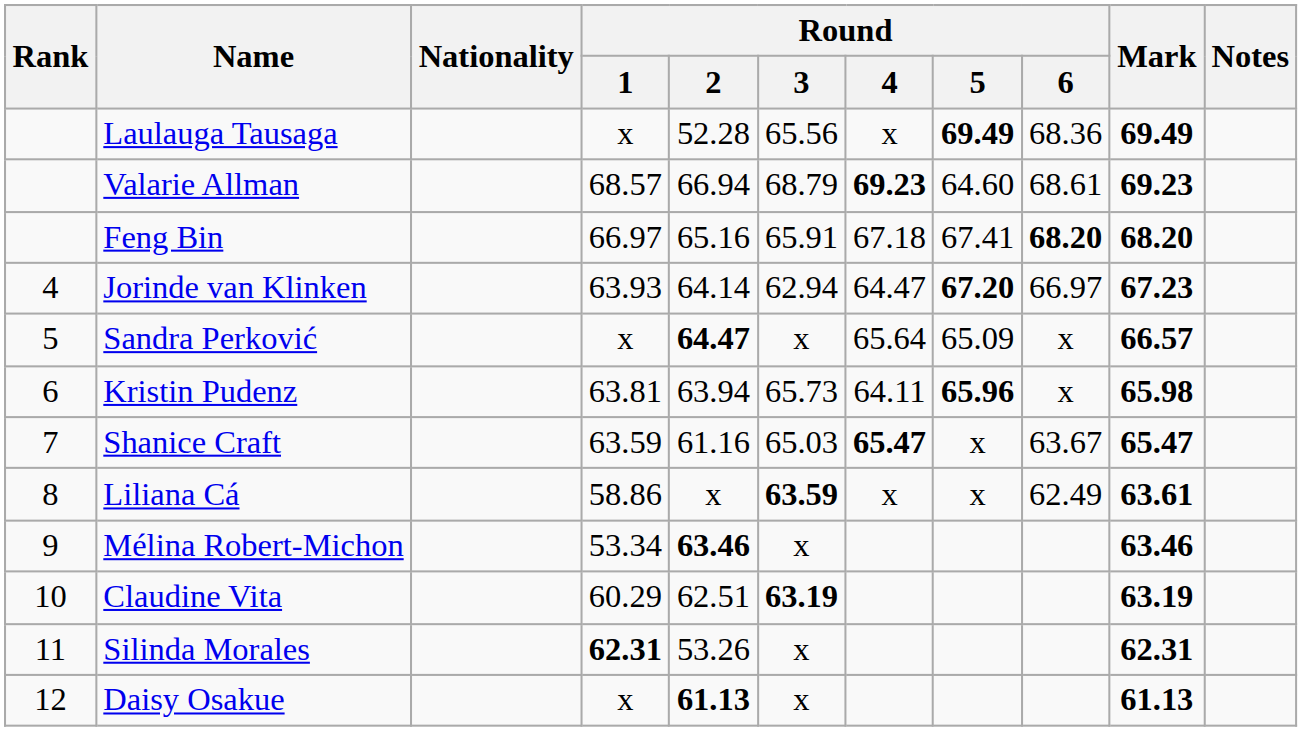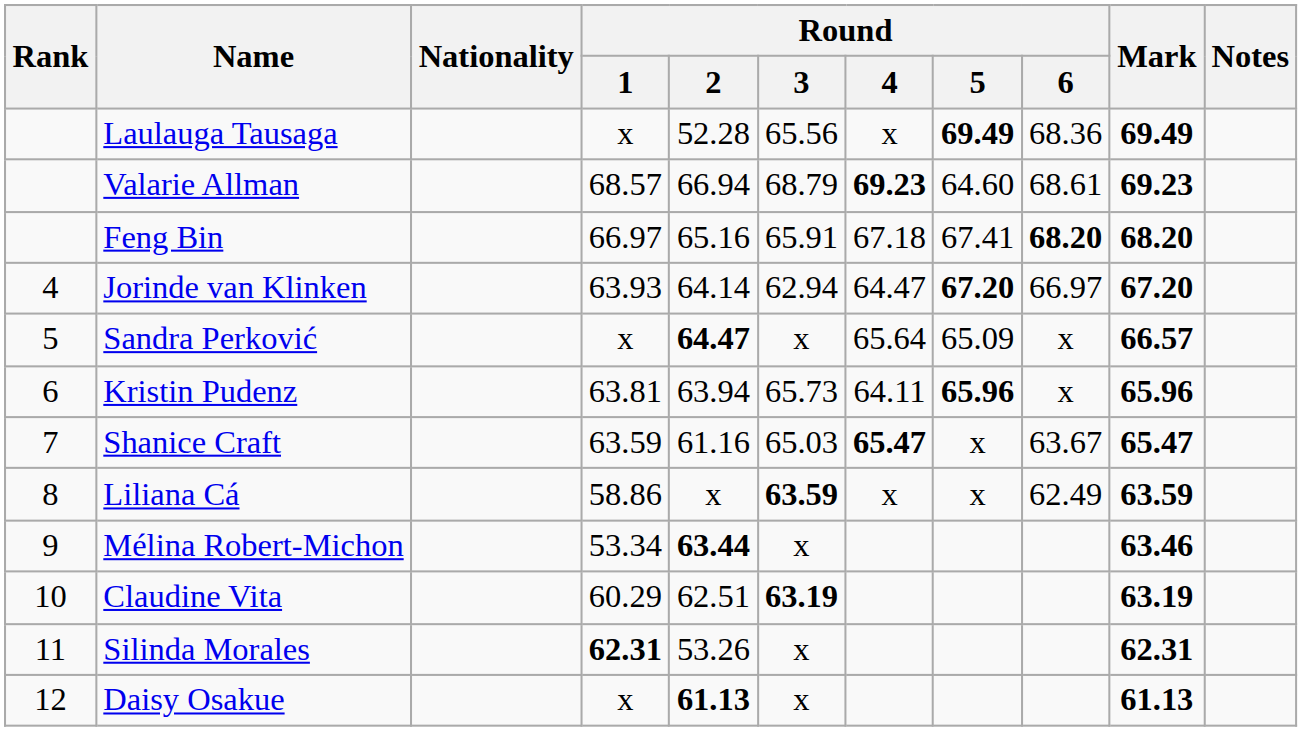(1157, 287) 67.23 -> (1157, 287) 67.20
(1157, 390) 65.98 -> (1157, 390) 65.96
(1157, 493) 63.61 -> (1157, 493) 63.59
(713, 545) 63.46 -> (713, 545) 63.44
